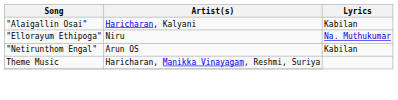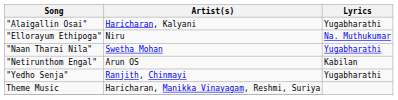(341, 24) Kabilan -> (353, 24) Yugabharathi
+ row: (49, 50)
+ row: (37, 75)
